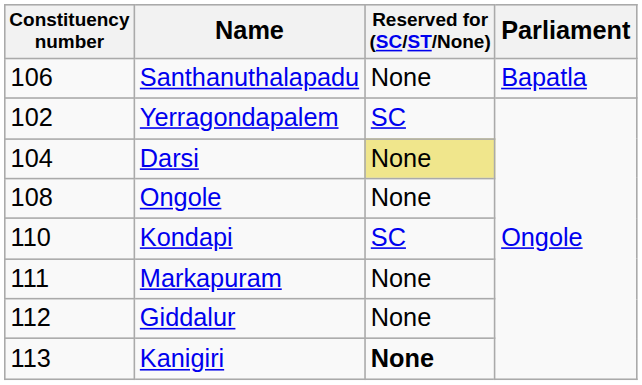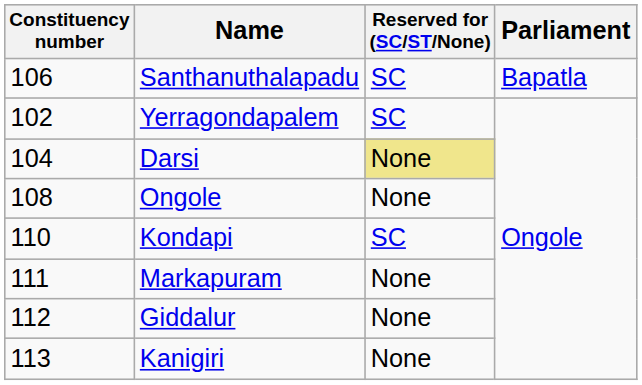(401, 77) None -> (388, 77) SC
(402, 358) bold -> (401, 358) normal
